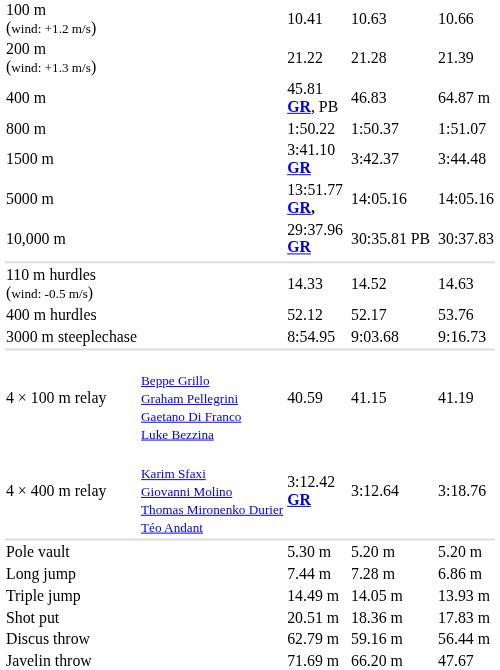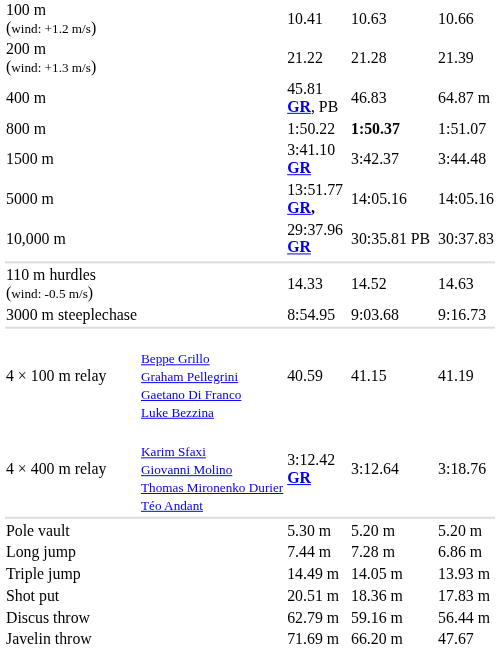(375, 128) normal -> (375, 128) bold
- row: (51, 314)
